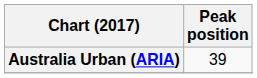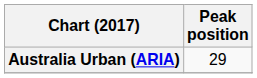(218, 60) 39 -> (218, 60) 29
